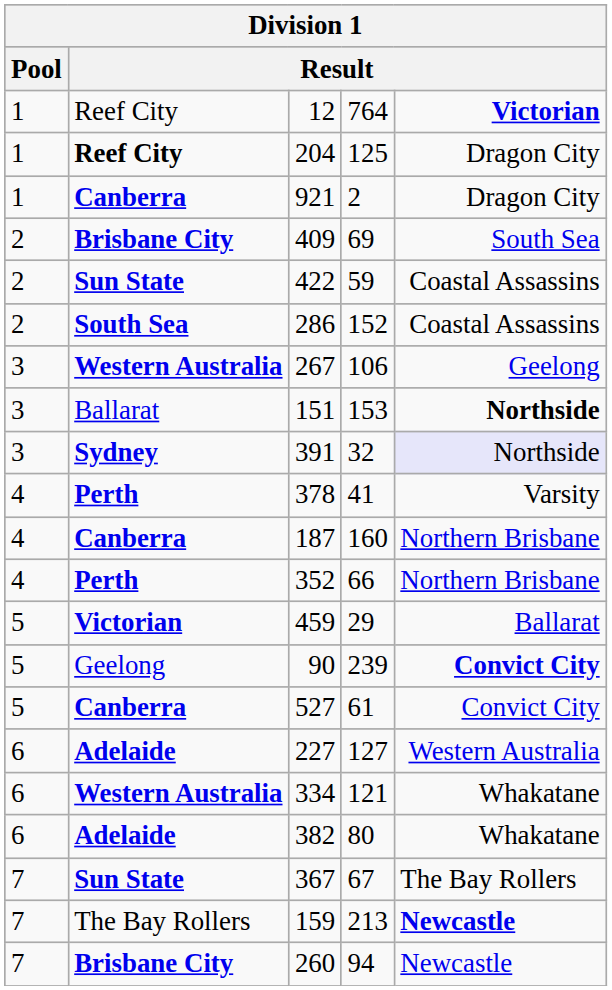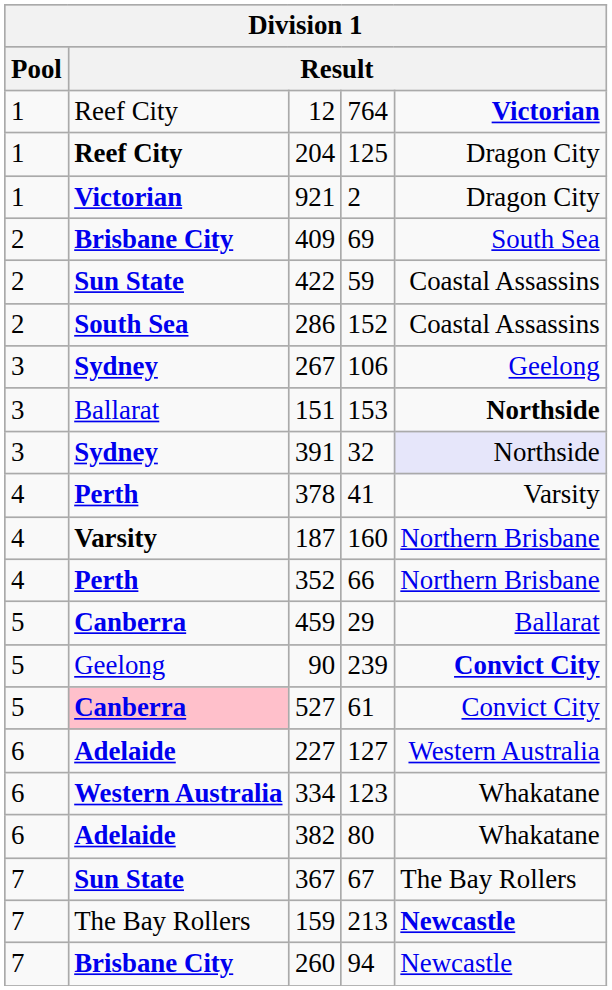(130, 196) Canberra -> (128, 196) Victorian
(178, 366) Western Australia -> (116, 366) Sydney
(130, 537) Canberra -> (116, 537) Varsity
(128, 622) Victorian -> (130, 622) Canberra
(130, 707) no background -> (130, 707) pink background
(368, 793) 121 -> (368, 793) 123
